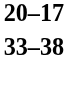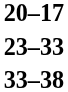+ row: (34, 46)
